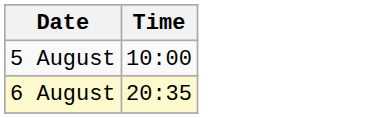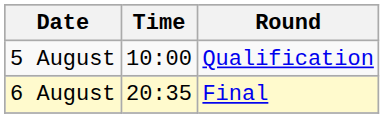+ column: (288, 23)
